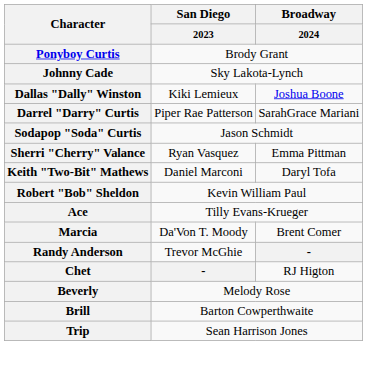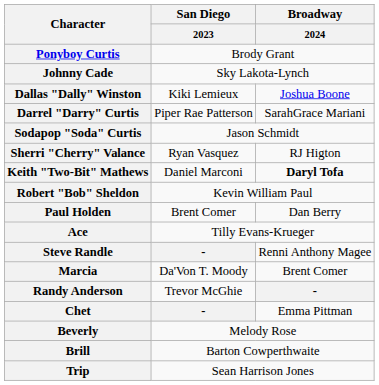(309, 152) Emma Pittman -> (315, 152) RJ Higton
(309, 172) normal -> (315, 172) bold
+ row: (78, 212)
+ row: (78, 251)
(309, 271) RJ Higton -> (315, 311) Emma Pittman
